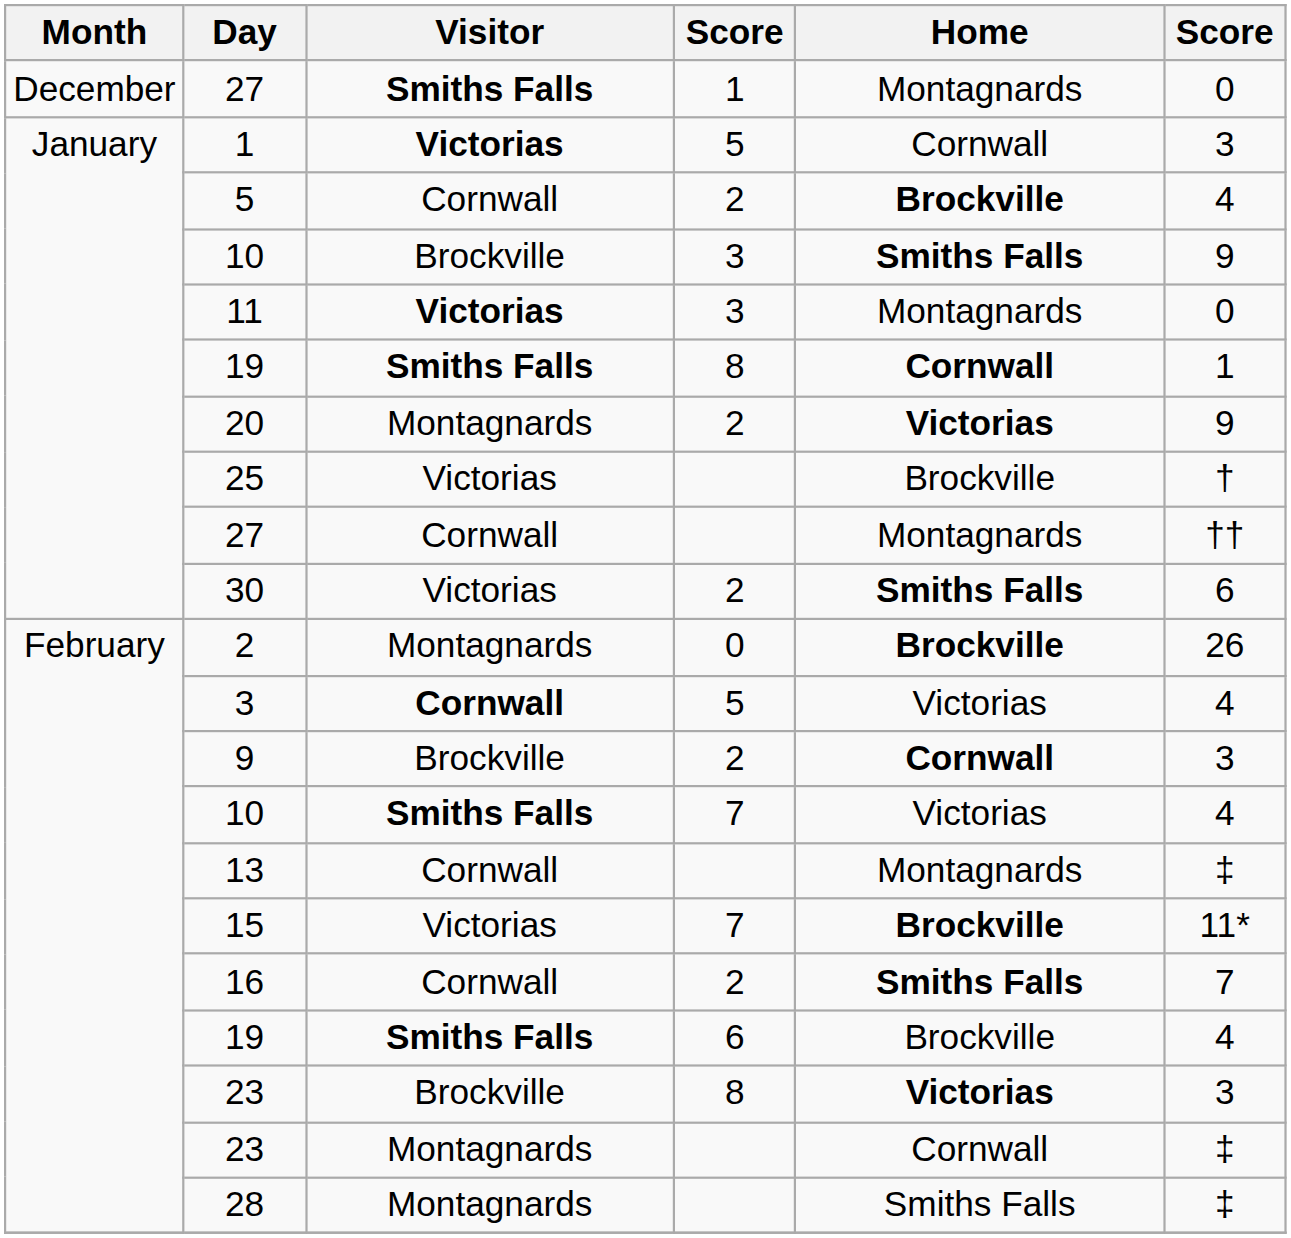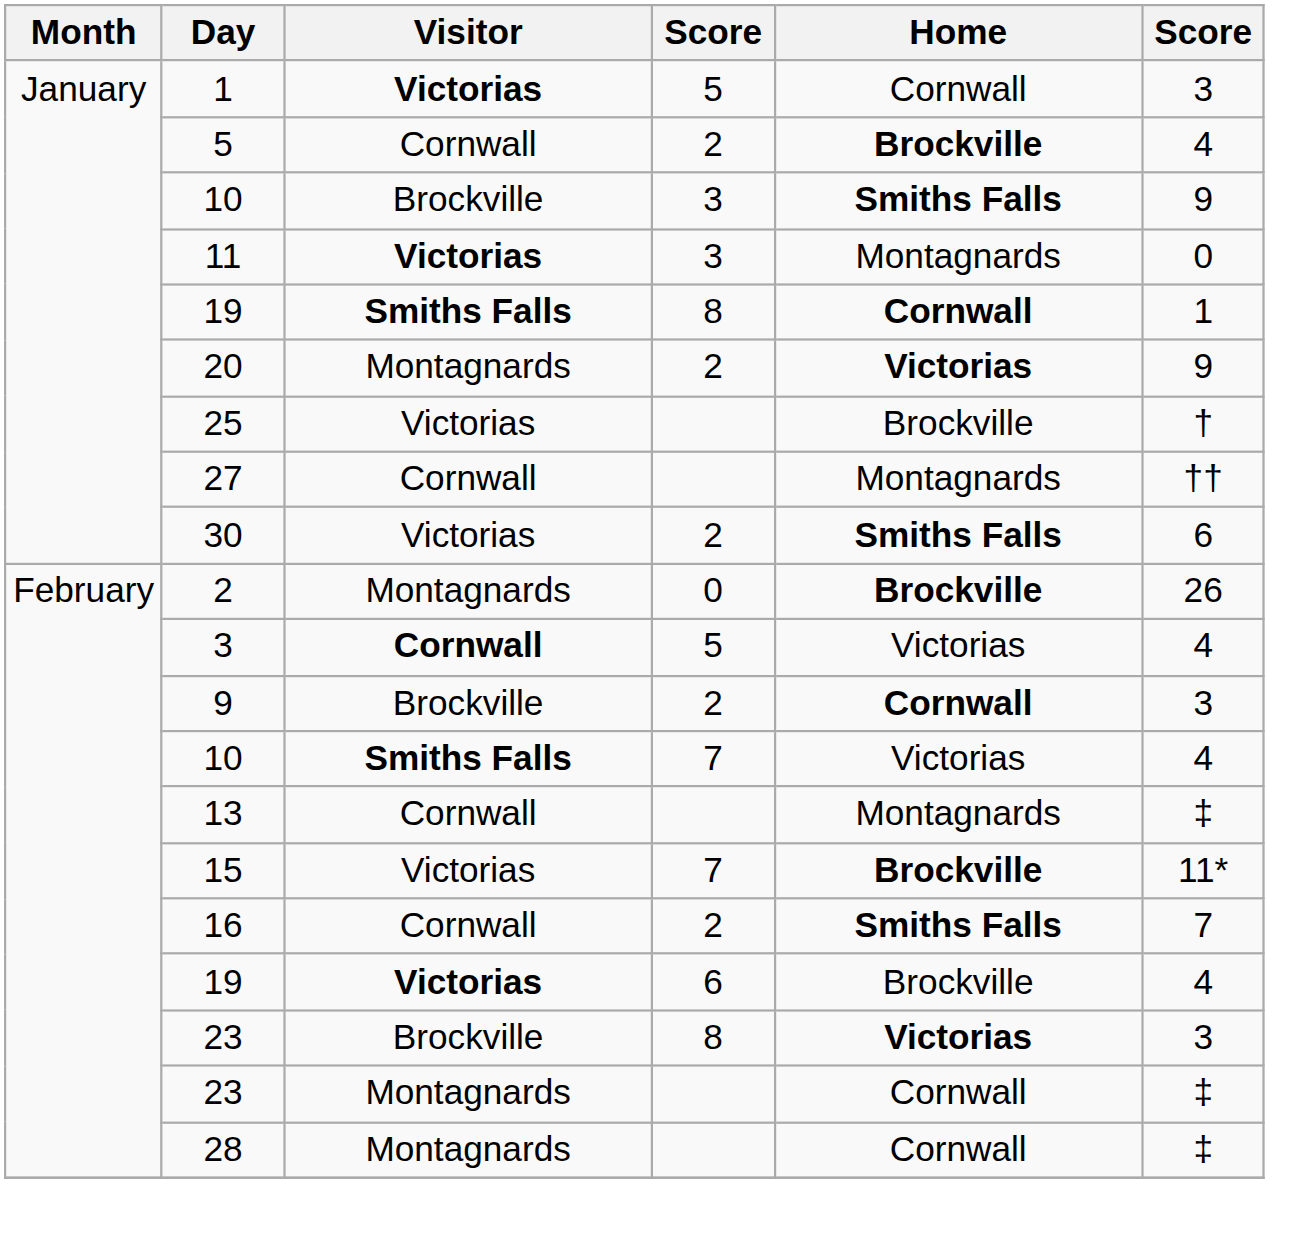- row: (245, 88)
(490, 1037) Smiths Falls -> (468, 981) Victorias
(980, 1204) Smiths Falls -> (958, 1148) Cornwall
